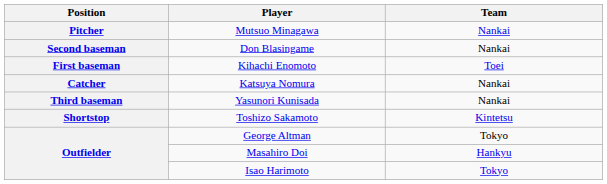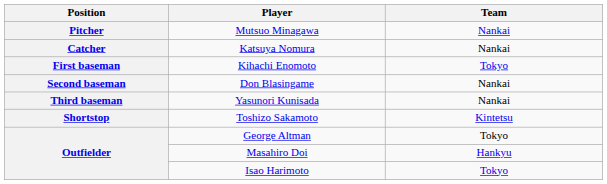rows swapped: (277, 83) <-> (277, 48)
(494, 65) Toei -> (494, 65) Tokyo
